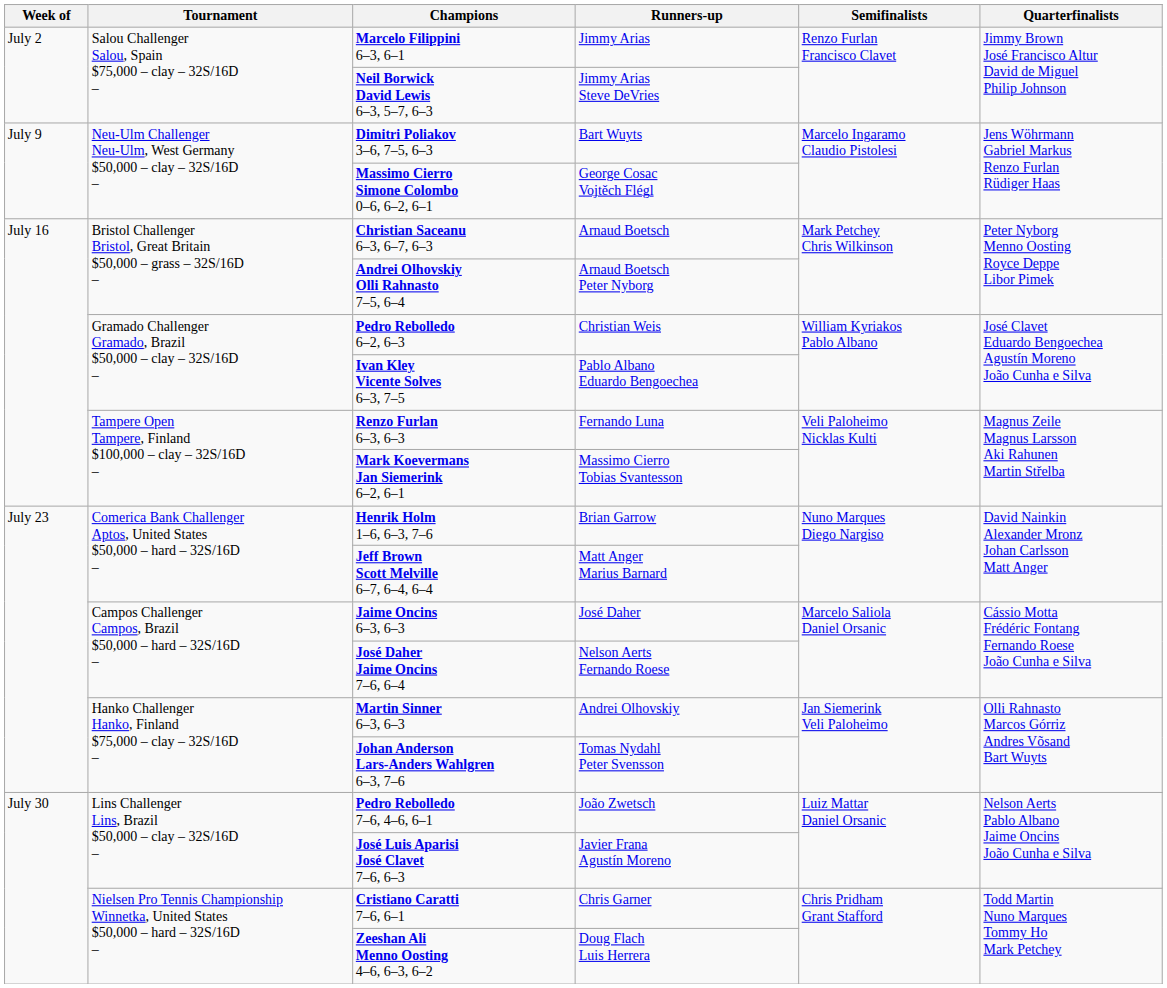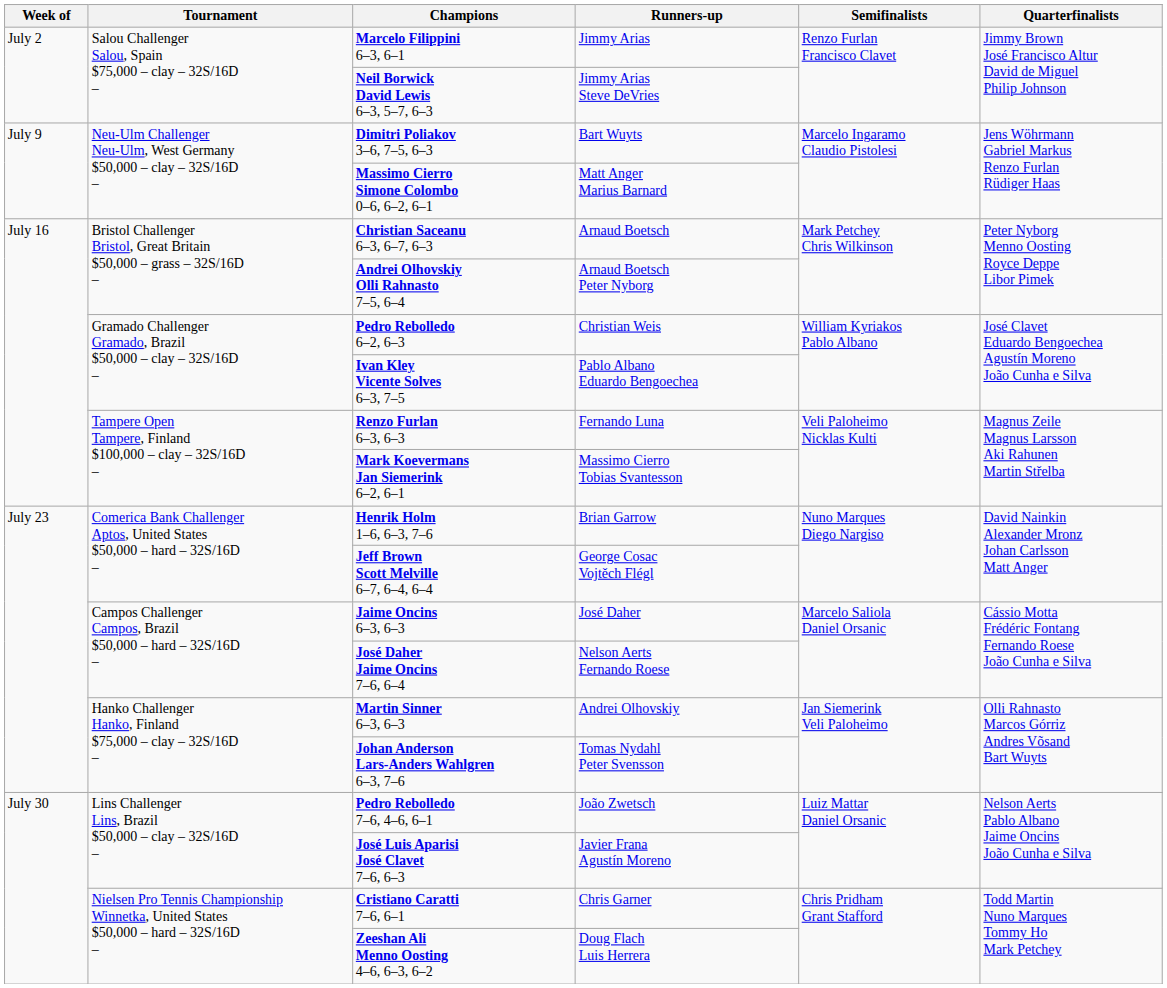(618, 182) George Cosac Vojtěch Flégl -> (623, 182) Matt Anger Marius Barnard
(623, 564) Matt Anger Marius Barnard -> (618, 564) George Cosac Vojtěch Flégl
